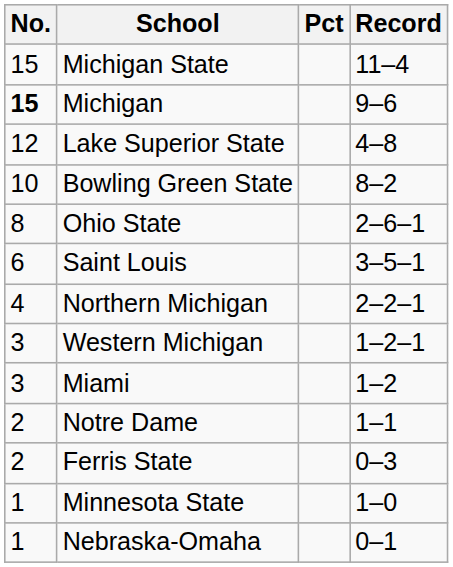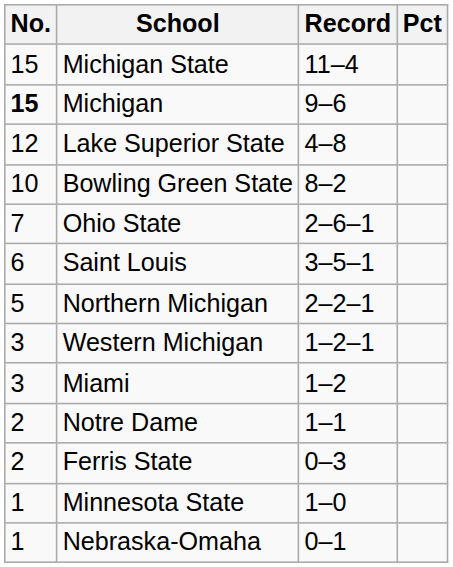columns swapped: (399, 24) <-> (324, 24)
(18, 223) 8 -> (18, 223) 7
(18, 303) 4 -> (18, 303) 5
